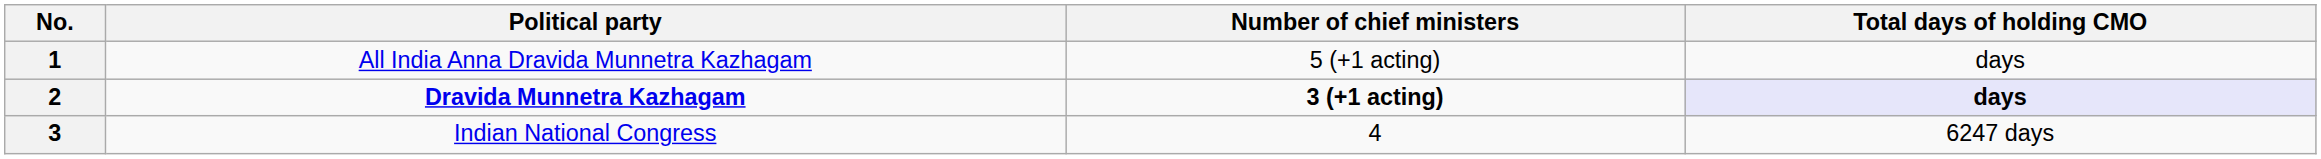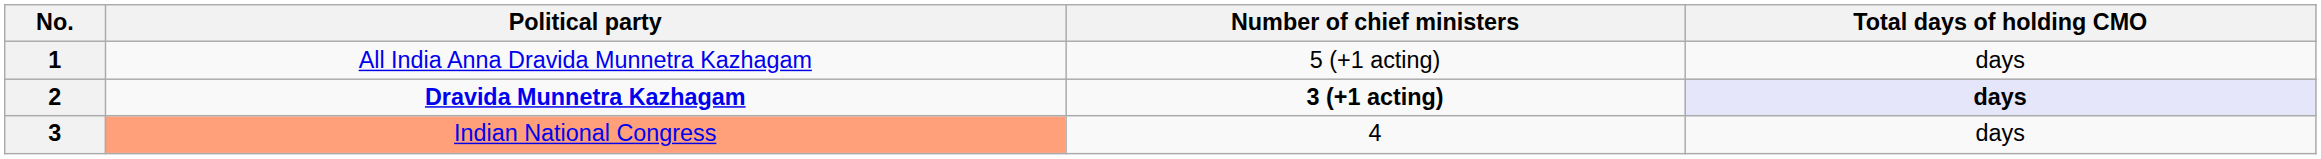(585, 134) no background -> (585, 134) lightsalmon background
(2000, 134) 6247 days -> (2000, 134) days
